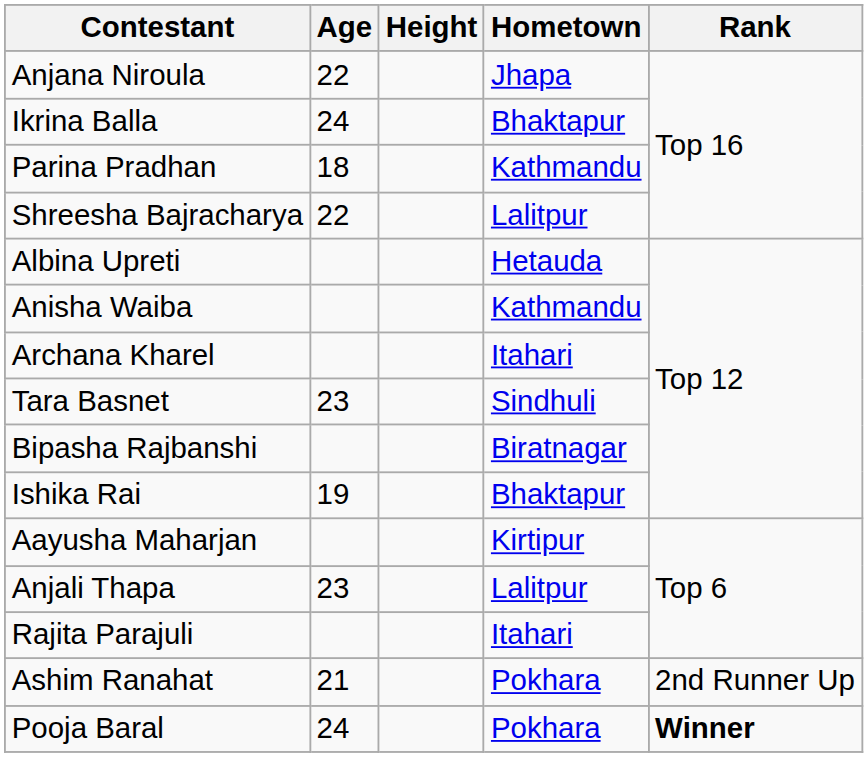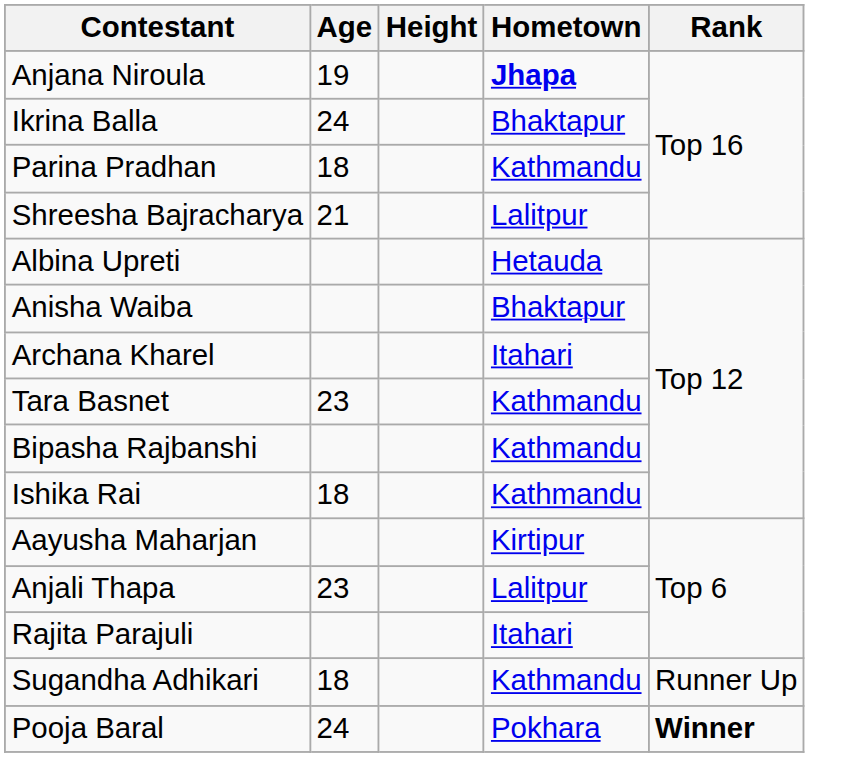(333, 74) 22 -> (333, 74) 19
(531, 74) normal -> (533, 74) bold
(333, 214) 22 -> (333, 214) 21
(566, 307) Kathmandu -> (558, 307) Bhaktapur
(543, 401) Sindhuli -> (566, 401) Kathmandu
(559, 448) Biratnagar -> (566, 448) Kathmandu
(333, 494) 19 -> (333, 494) 18
(558, 494) Bhaktapur -> (566, 494) Kathmandu
- row: (112, 681)
+ row: (135, 681)
